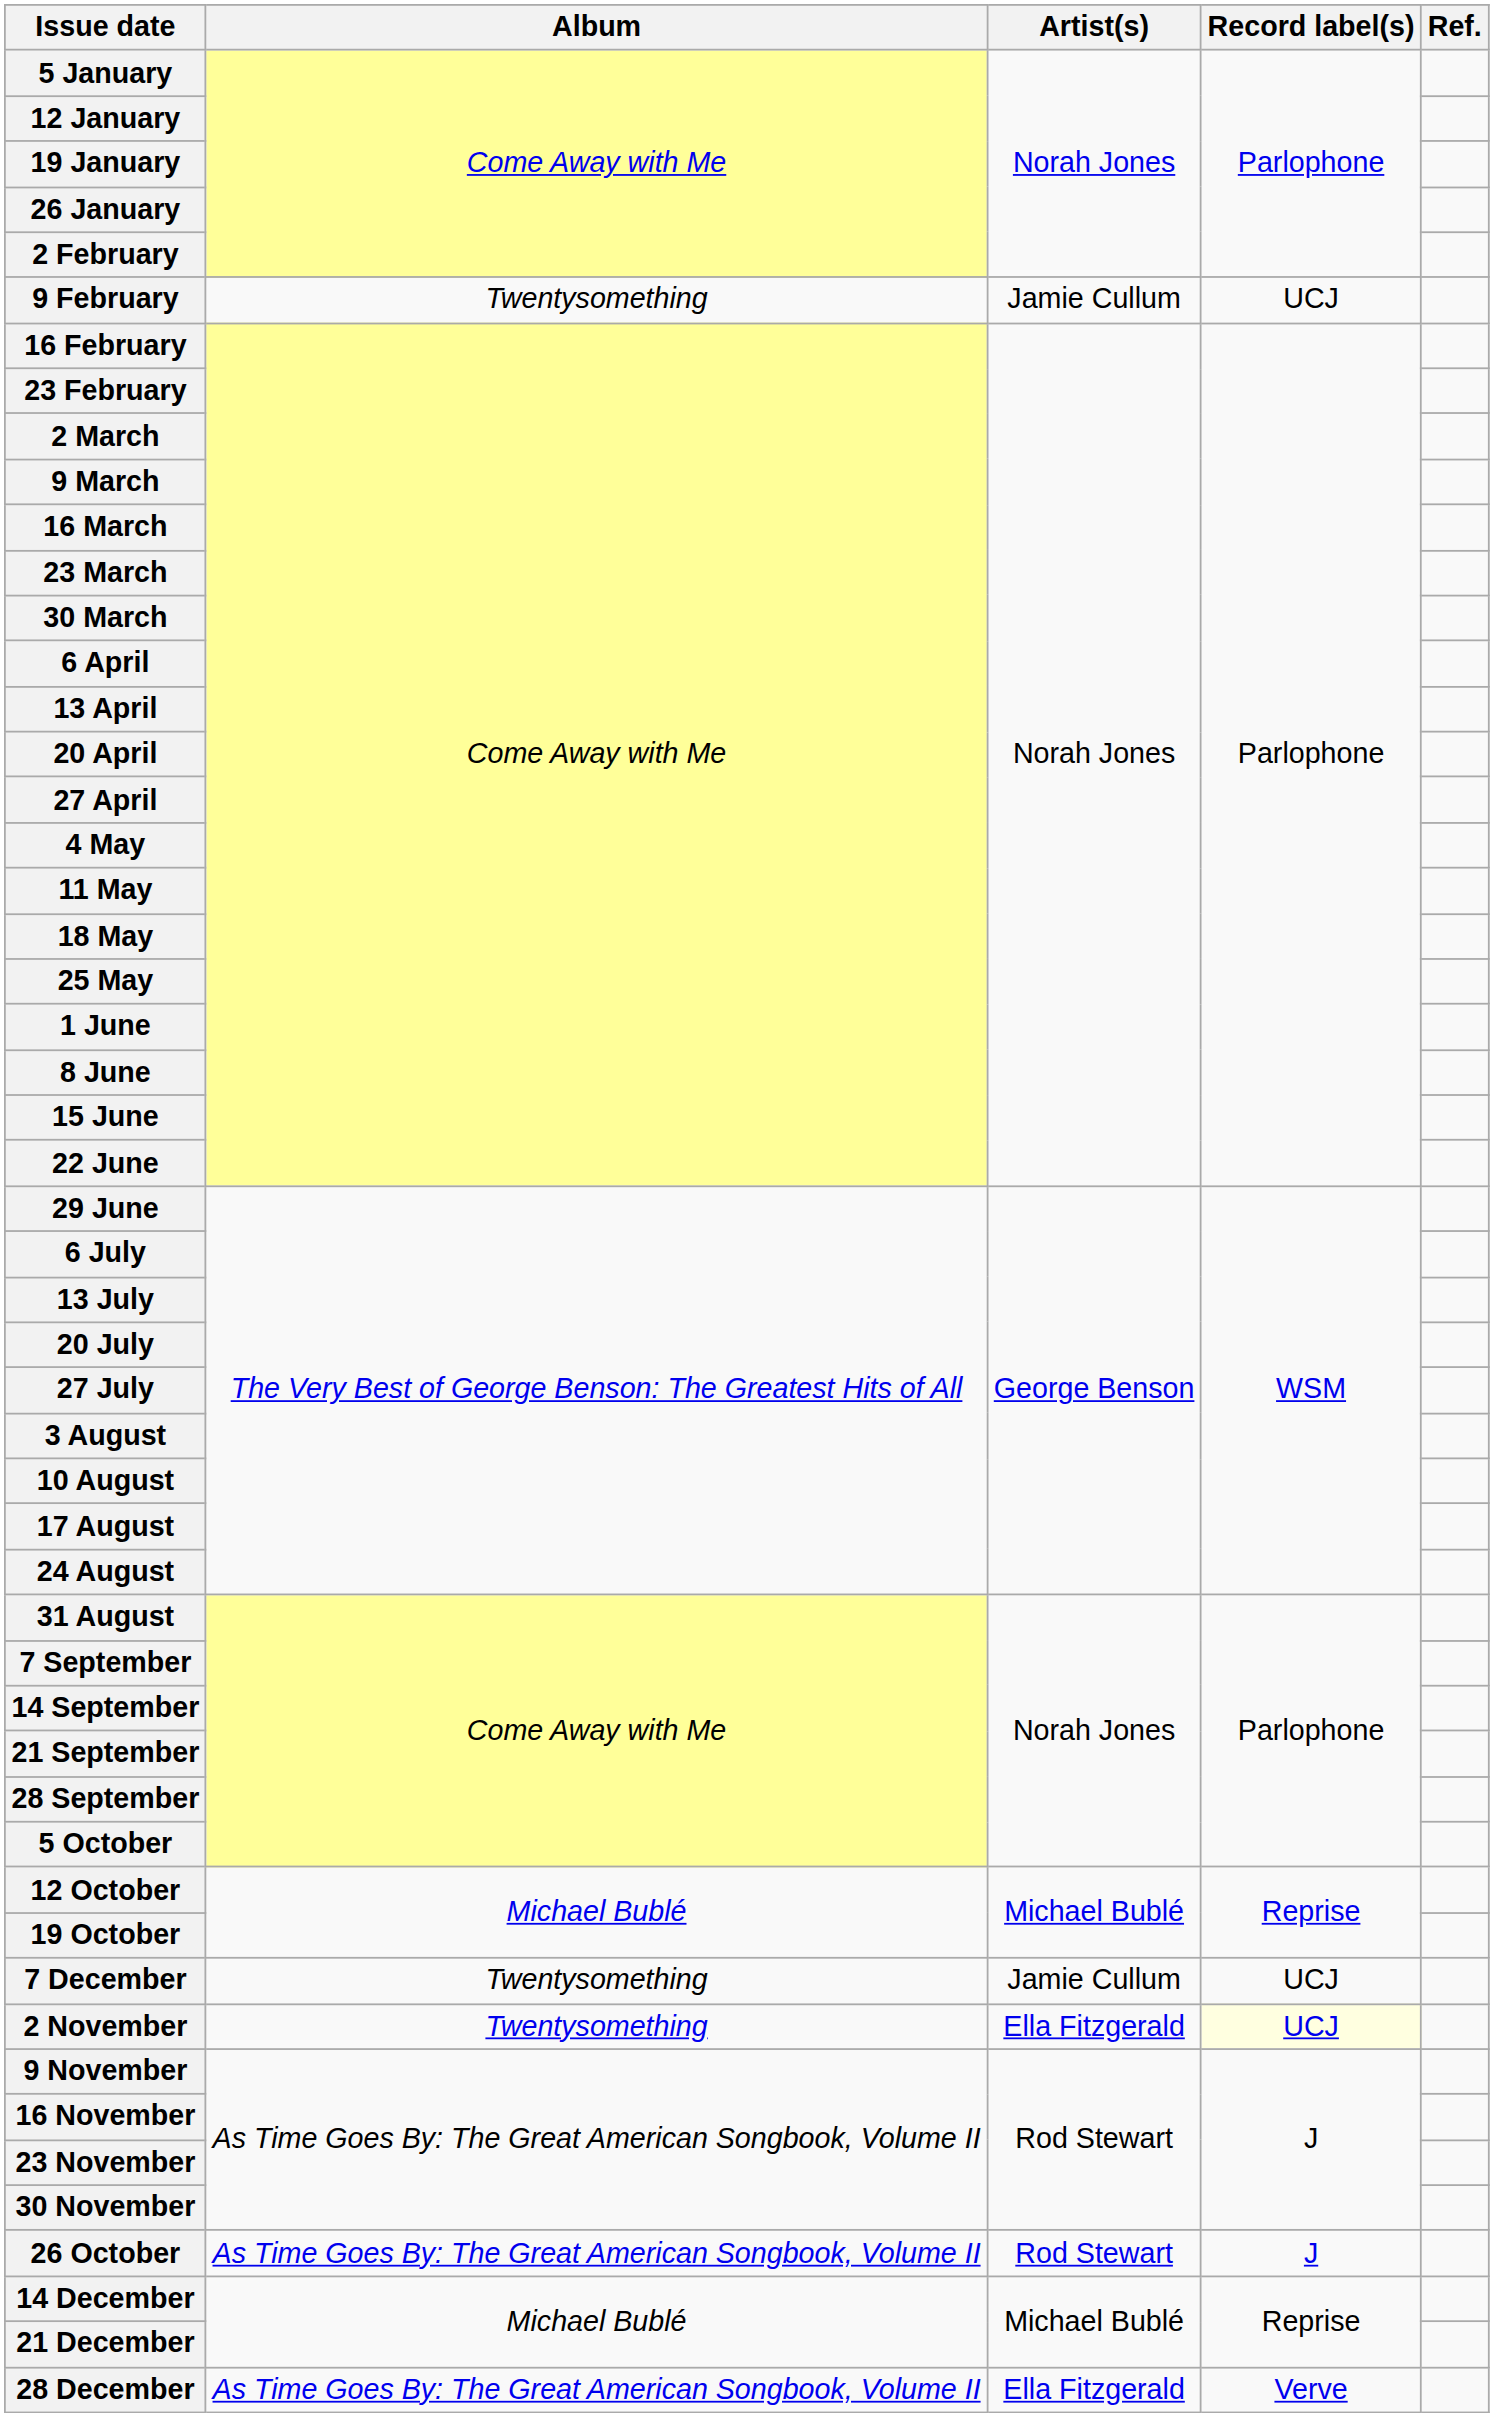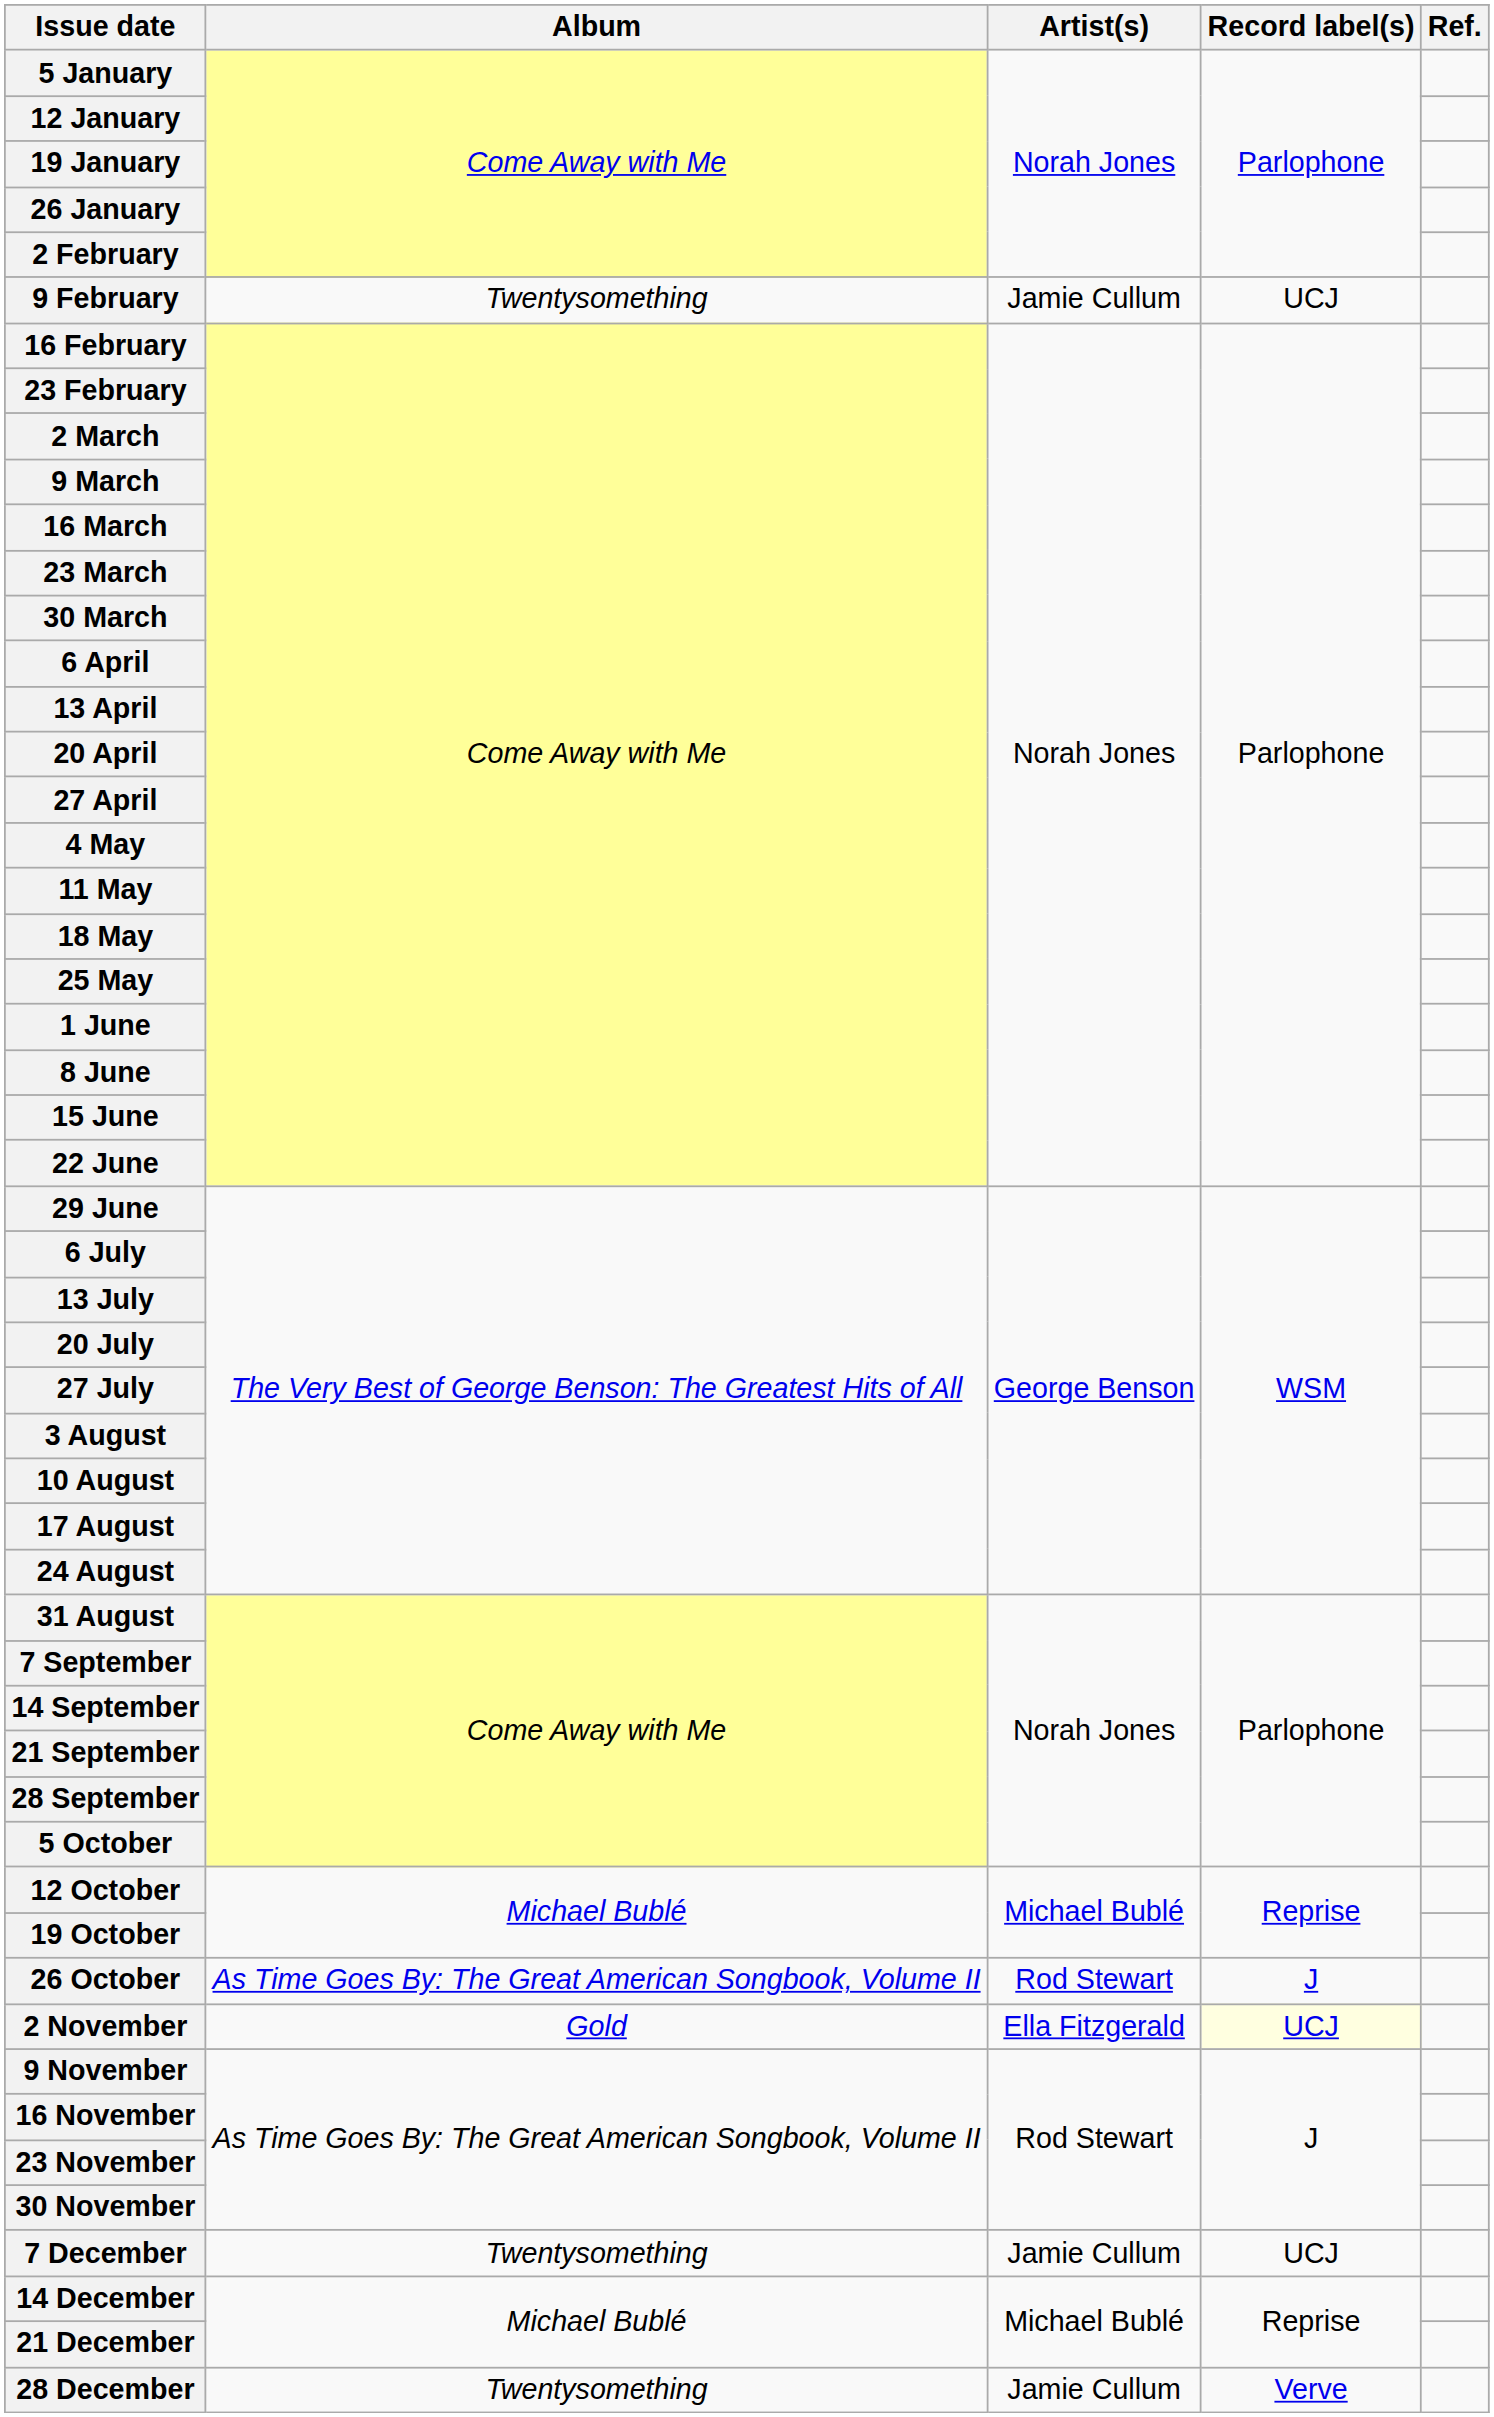rows swapped: (105, 2252) <-> (105, 1980)
(597, 2025) Twentysomething -> (597, 2025) Gold
(597, 2389) As Time Goes By: The Great American Songbook, Volume II -> (597, 2389) Twentysomething
(1094, 2389) Ella Fitzgerald -> (1094, 2389) Jamie Cullum
